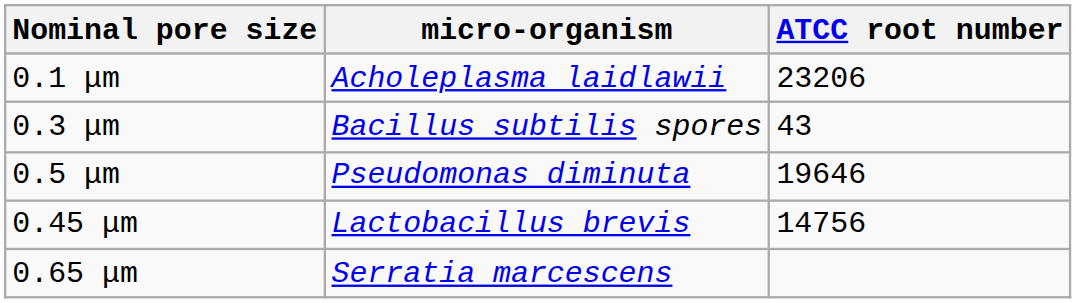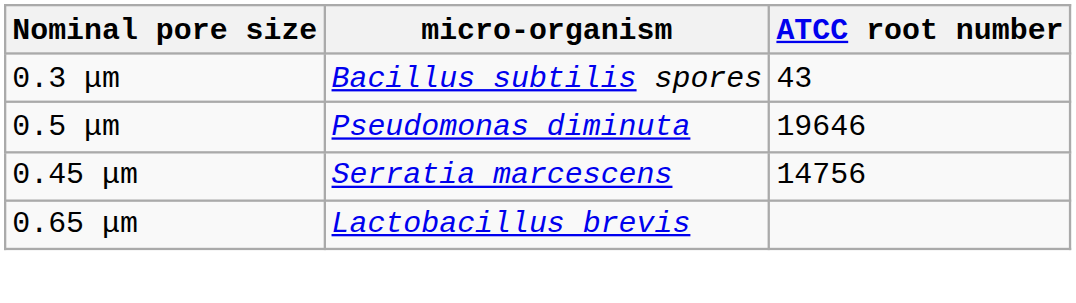- row: (66, 78)
(511, 224) Lactobacillus brevis -> (502, 176) Serratia marcescens
(502, 273) Serratia marcescens -> (511, 224) Lactobacillus brevis
